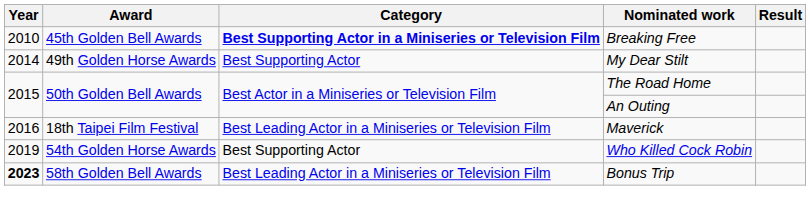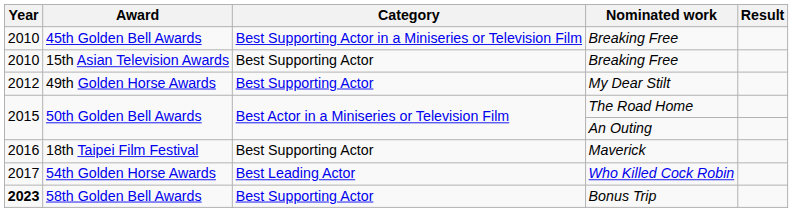(411, 38) bold -> (409, 38) normal
+ row: (138, 60)
(24, 60) 2014 -> (24, 83) 2012
(387, 128) Best Leading Actor in a Miniseries or Television Film -> (305, 151) Best Supporting Actor
(24, 151) 2019 -> (24, 173) 2017
(291, 151) Best Supporting Actor -> (295, 173) Best Leading Actor
(387, 173) Best Leading Actor in a Miniseries or Television Film -> (305, 196) Best Supporting Actor
